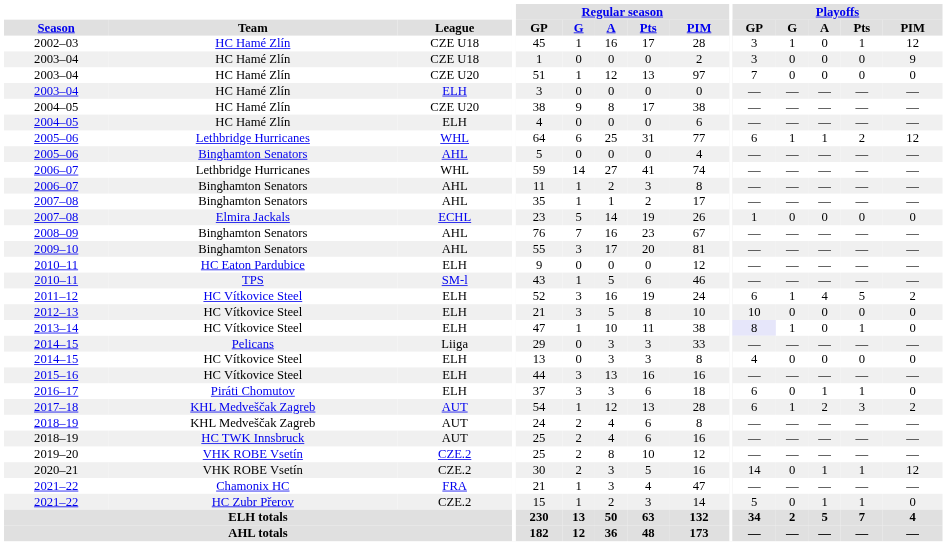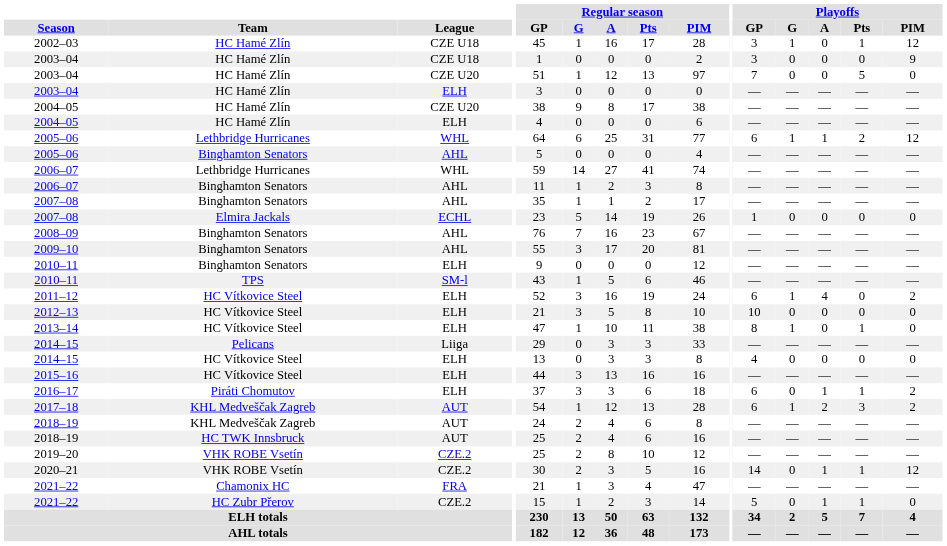(862, 75) 0 -> (862, 75) 5
(253, 264) HC Eaton Pardubice -> (253, 264) Binghamton Senators
(862, 296) 5 -> (862, 296) 0
(754, 328) lavender background -> (754, 328) no background
(913, 391) 0 -> (913, 391) 2
